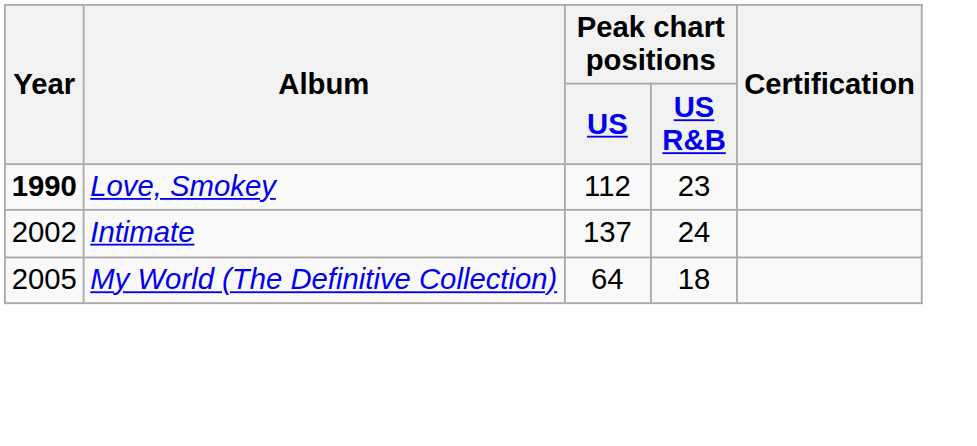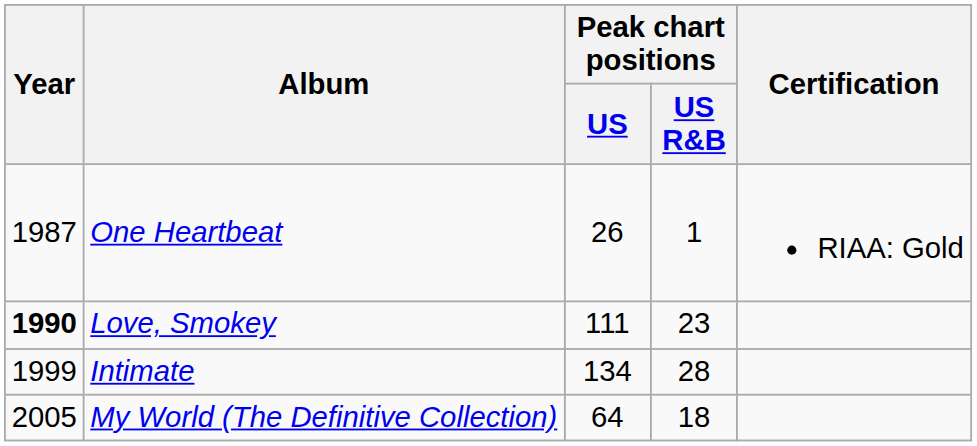+ row: (186, 232)
(607, 186) 112 -> (607, 324) 111
(44, 232) 2002 -> (44, 370) 1999
(607, 232) 137 -> (607, 370) 134
(694, 232) 24 -> (694, 370) 28
